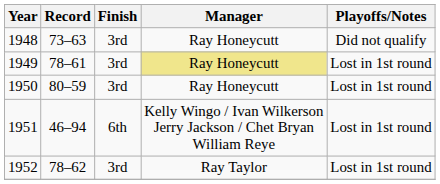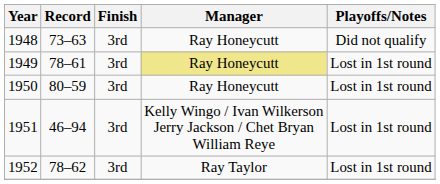(117, 127) 6th -> (117, 127) 3rd
